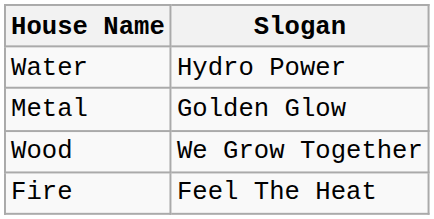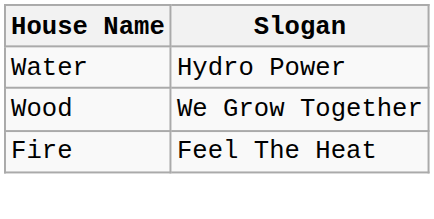- row: (50, 109)
